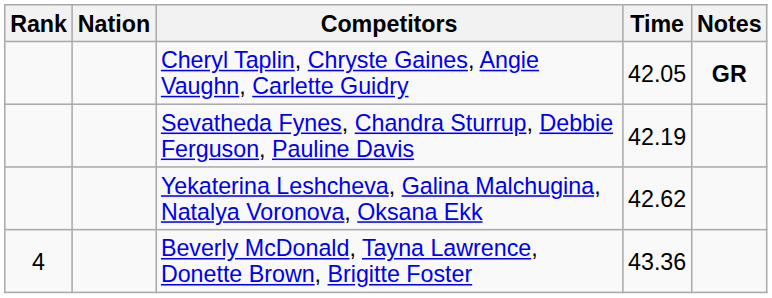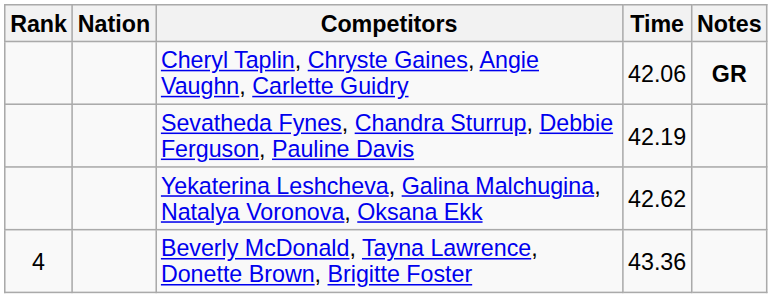(657, 73) 42.05 -> (657, 73) 42.06
